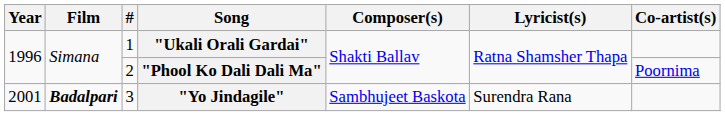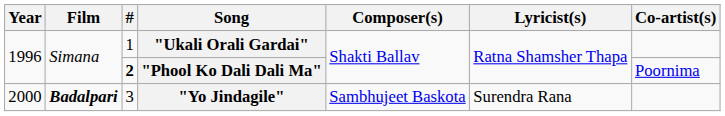(130, 70) normal -> (130, 70) bold
(25, 96) 2001 -> (25, 96) 2000
